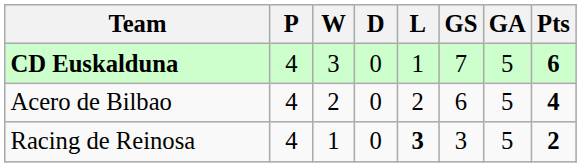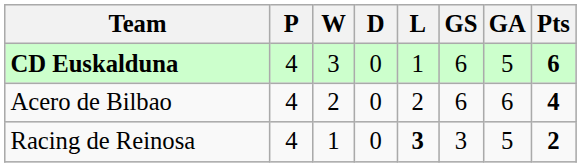(461, 63) 7 -> (461, 63) 6
(507, 102) 5 -> (507, 102) 6
